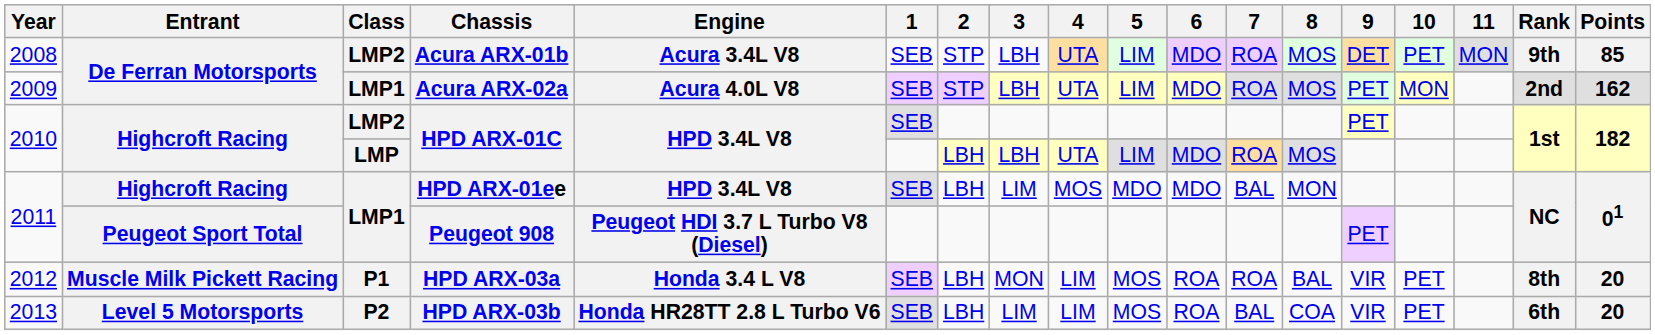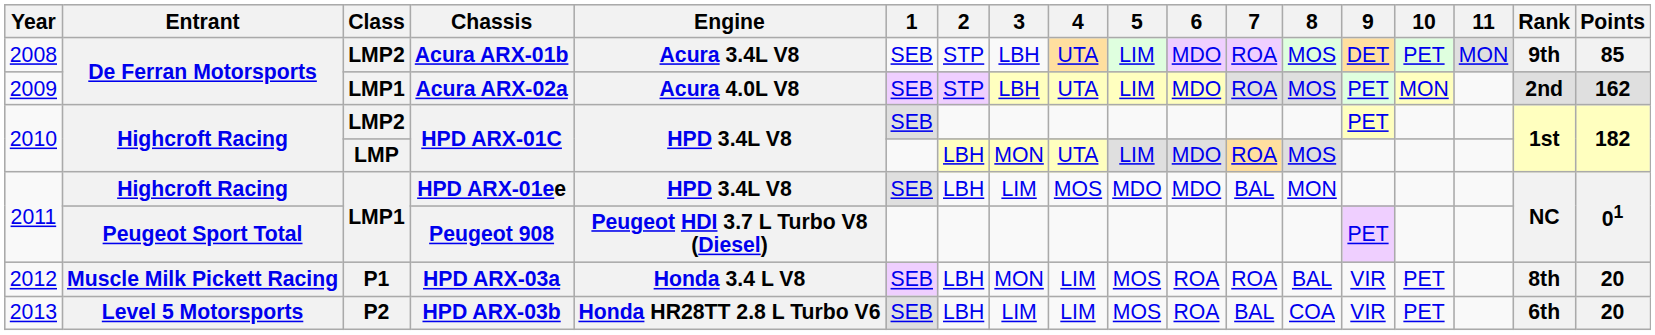(1019, 155) LBH -> (1019, 155) MON
